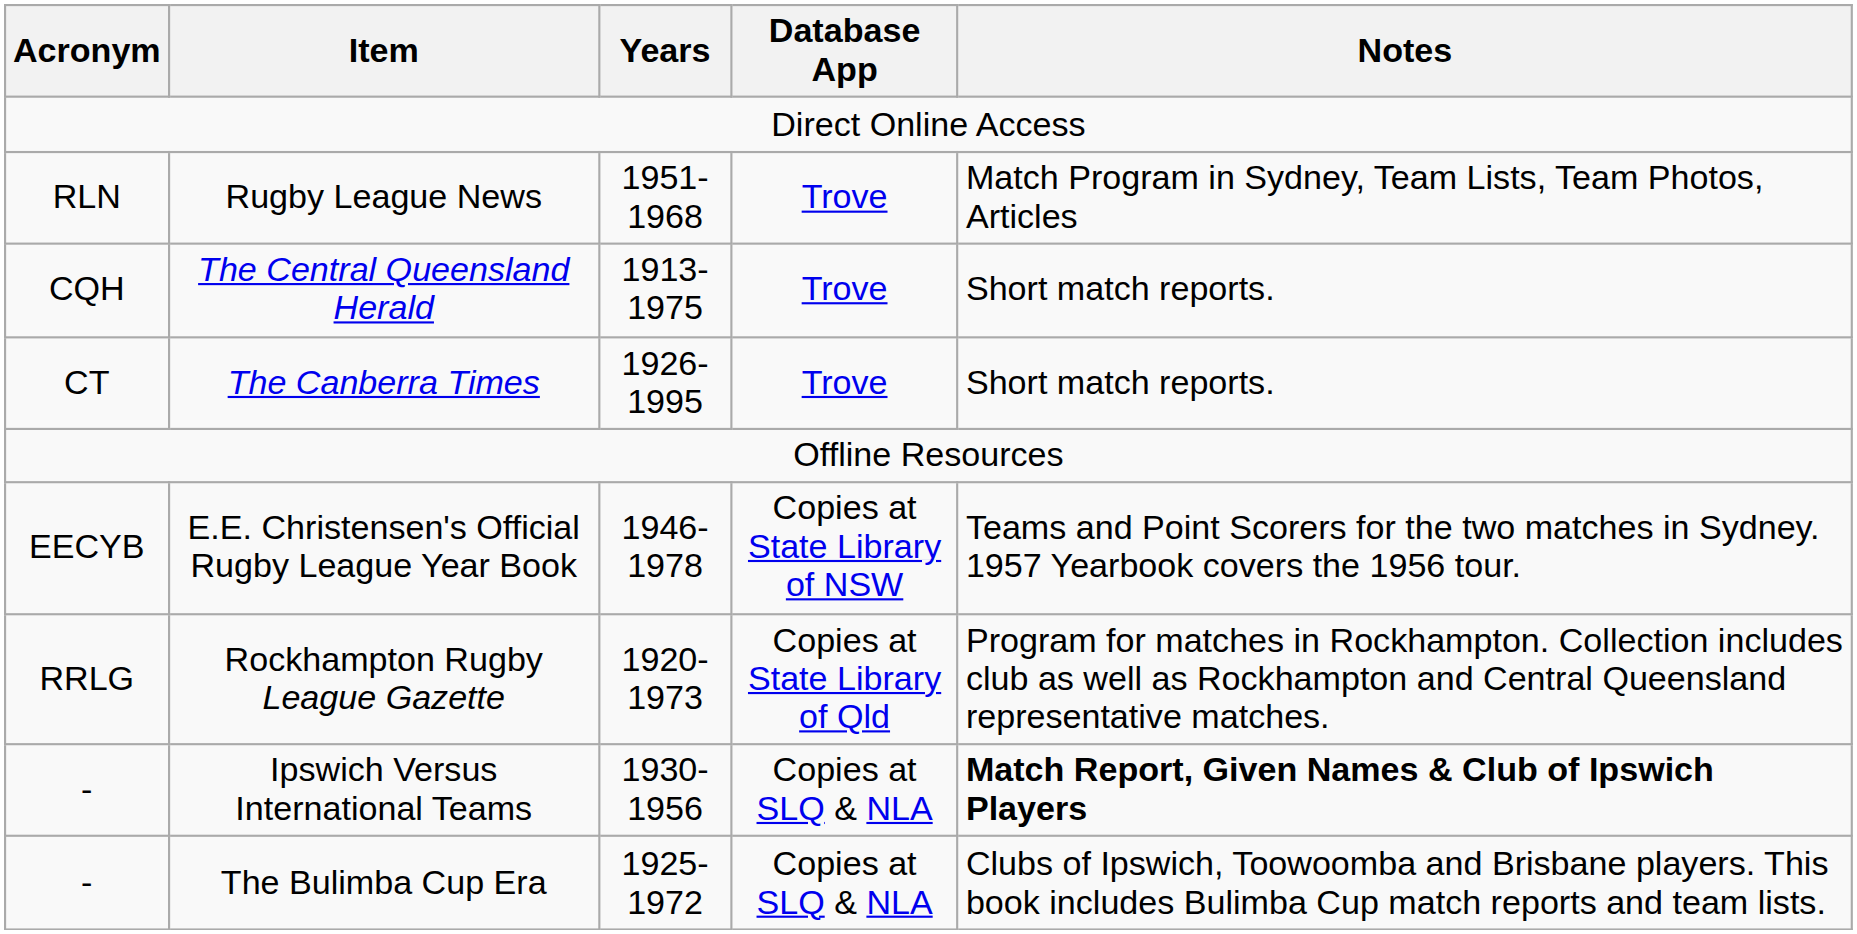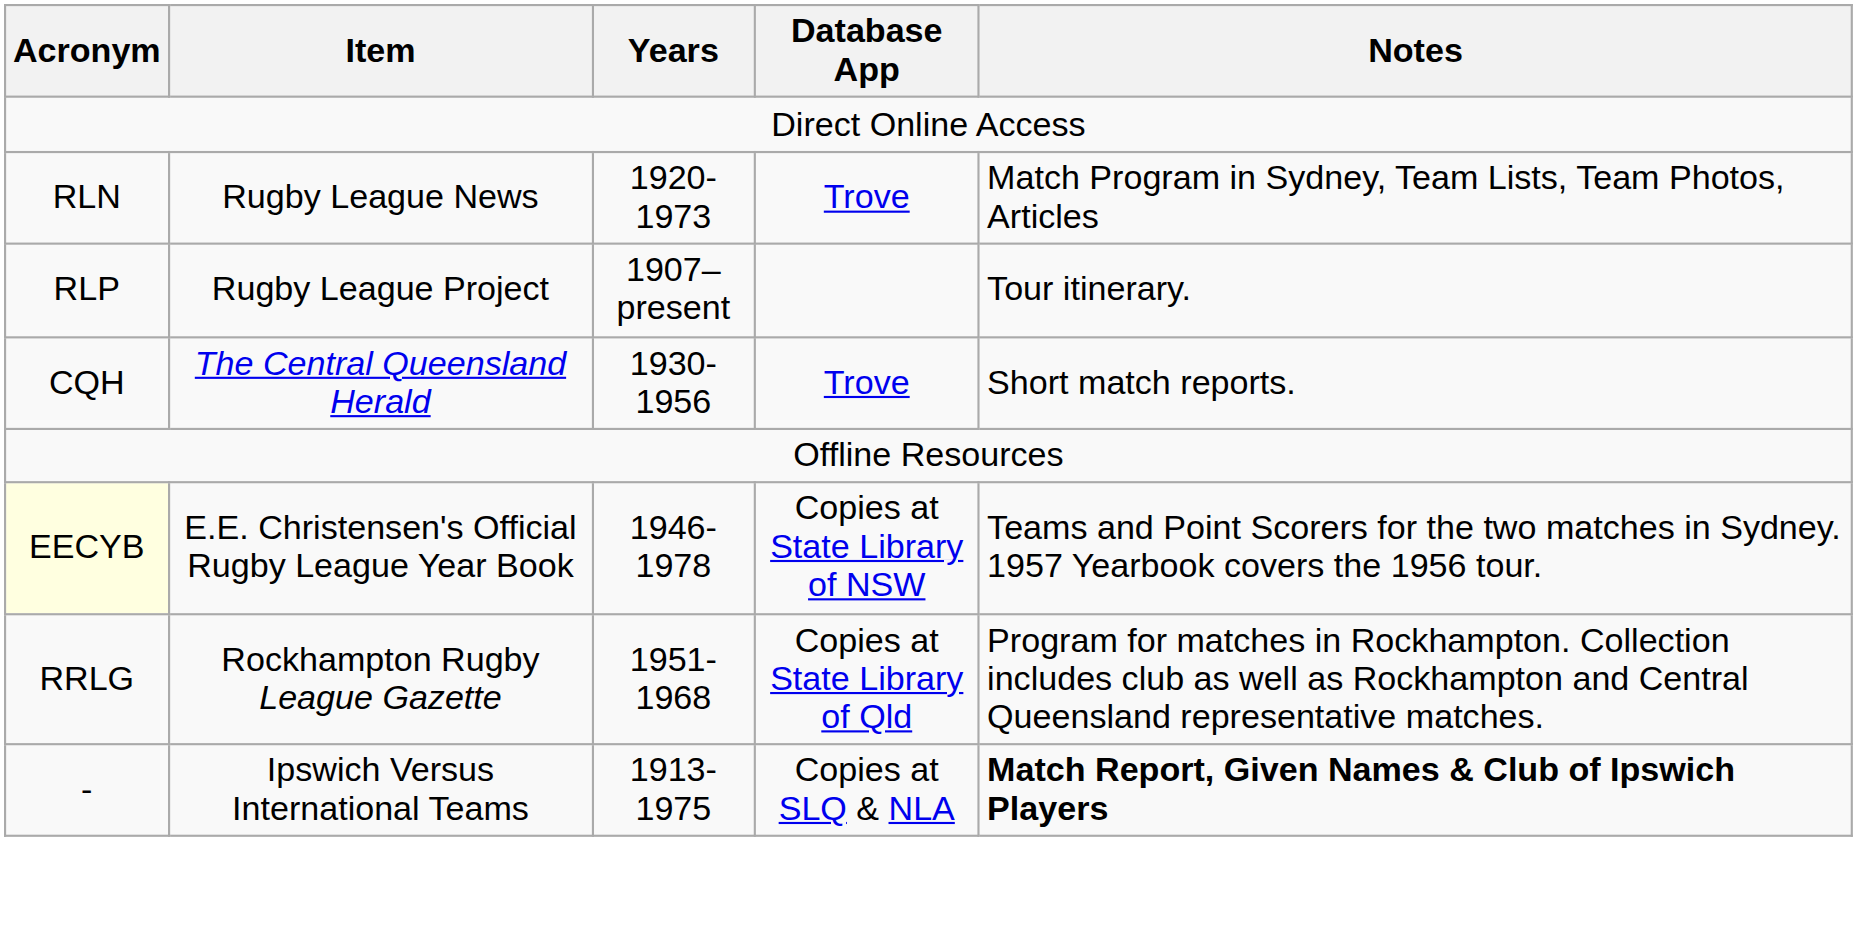(665, 197) 1951-1968 -> (673, 197) 1920-1973
+ row: (380, 289)
(665, 289) 1913-1975 -> (673, 381) 1930-1956
- row: (384, 381)
(87, 547) no background -> (87, 547) lightyellow background
(665, 678) 1920-1973 -> (673, 678) 1951-1968
(665, 789) 1930-1956 -> (673, 789) 1913-1975
- row: (384, 882)
